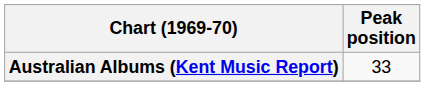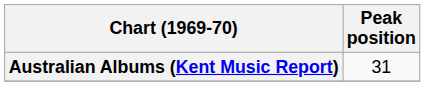(381, 66) 33 -> (381, 66) 31
